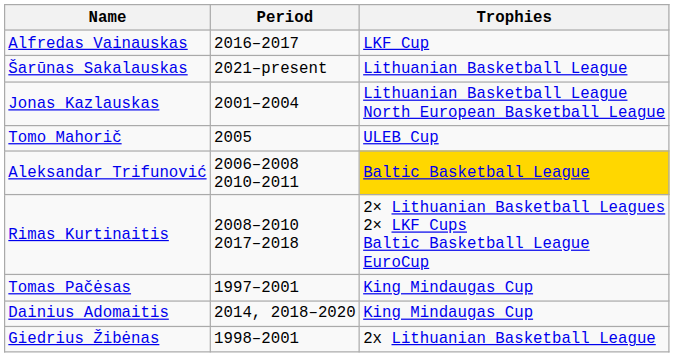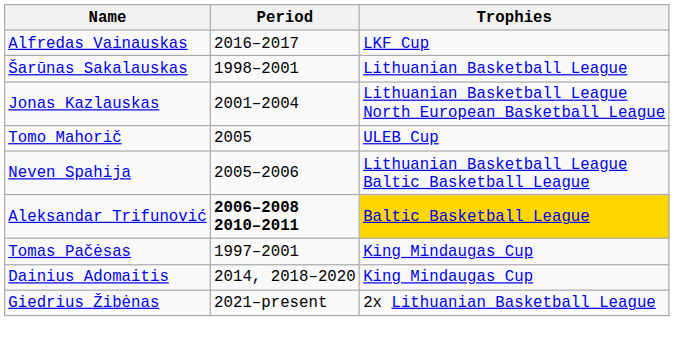(271, 69) 2021–present -> (257, 69) 1998–2001
+ row: (70, 173)
(257, 173) normal -> (257, 217) bold
- row: (89, 235)
(257, 339) 1998–2001 -> (271, 303) 2021–present
